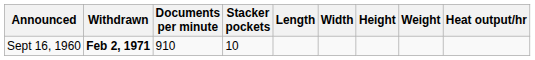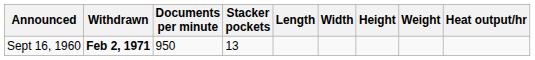(165, 45) 910 -> (165, 45) 950
(232, 45) 10 -> (232, 45) 13
